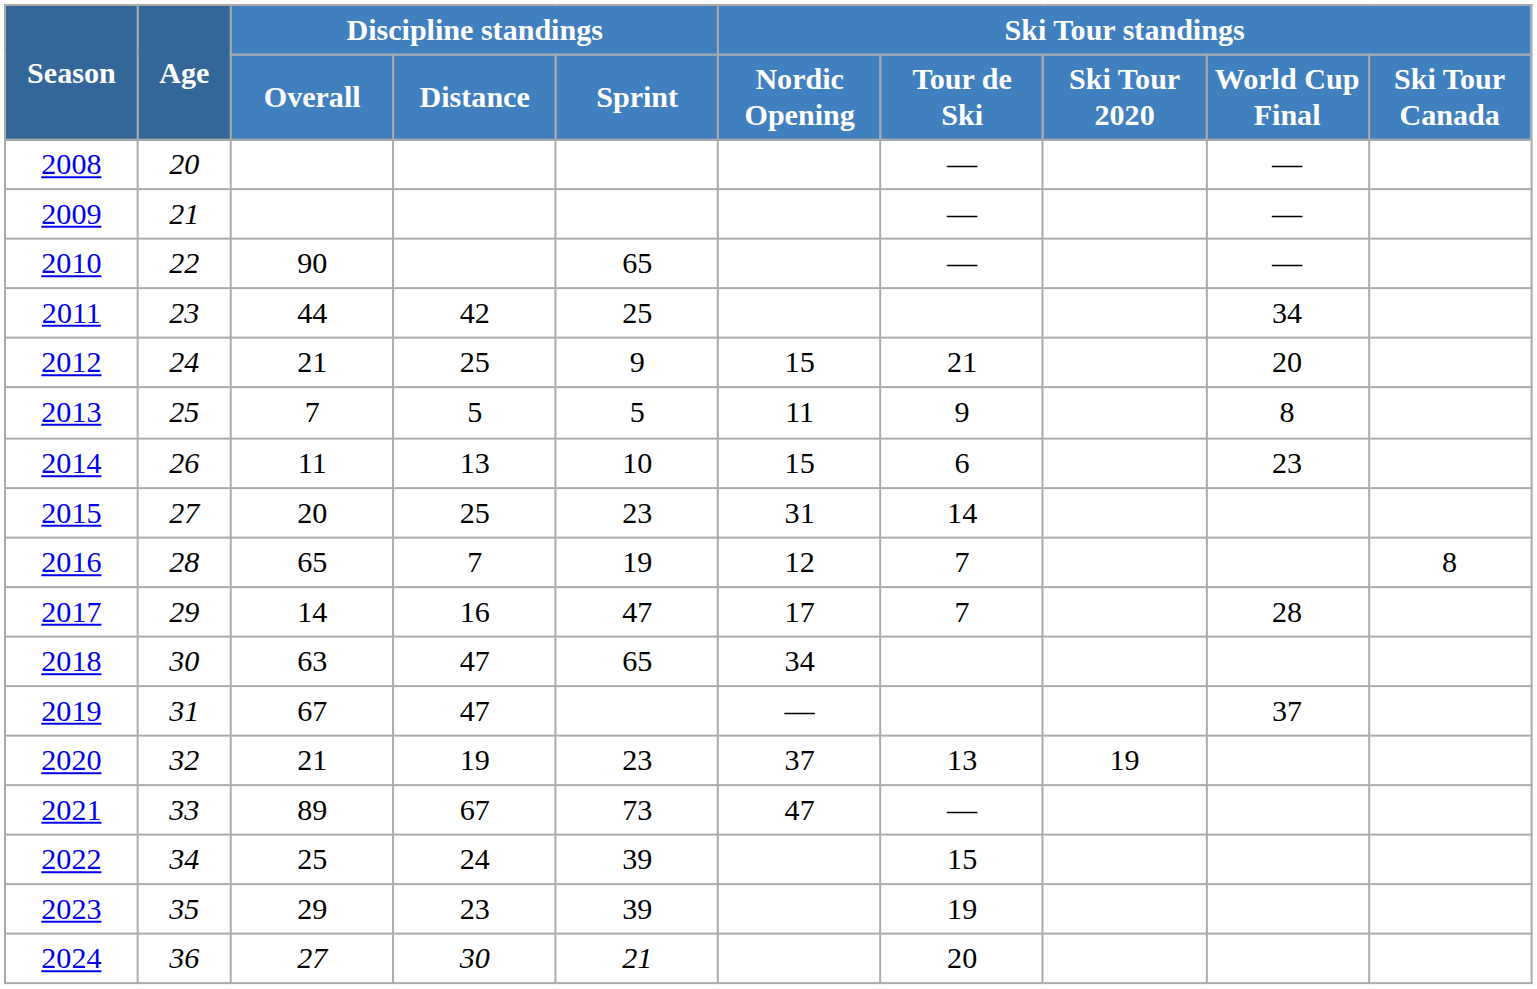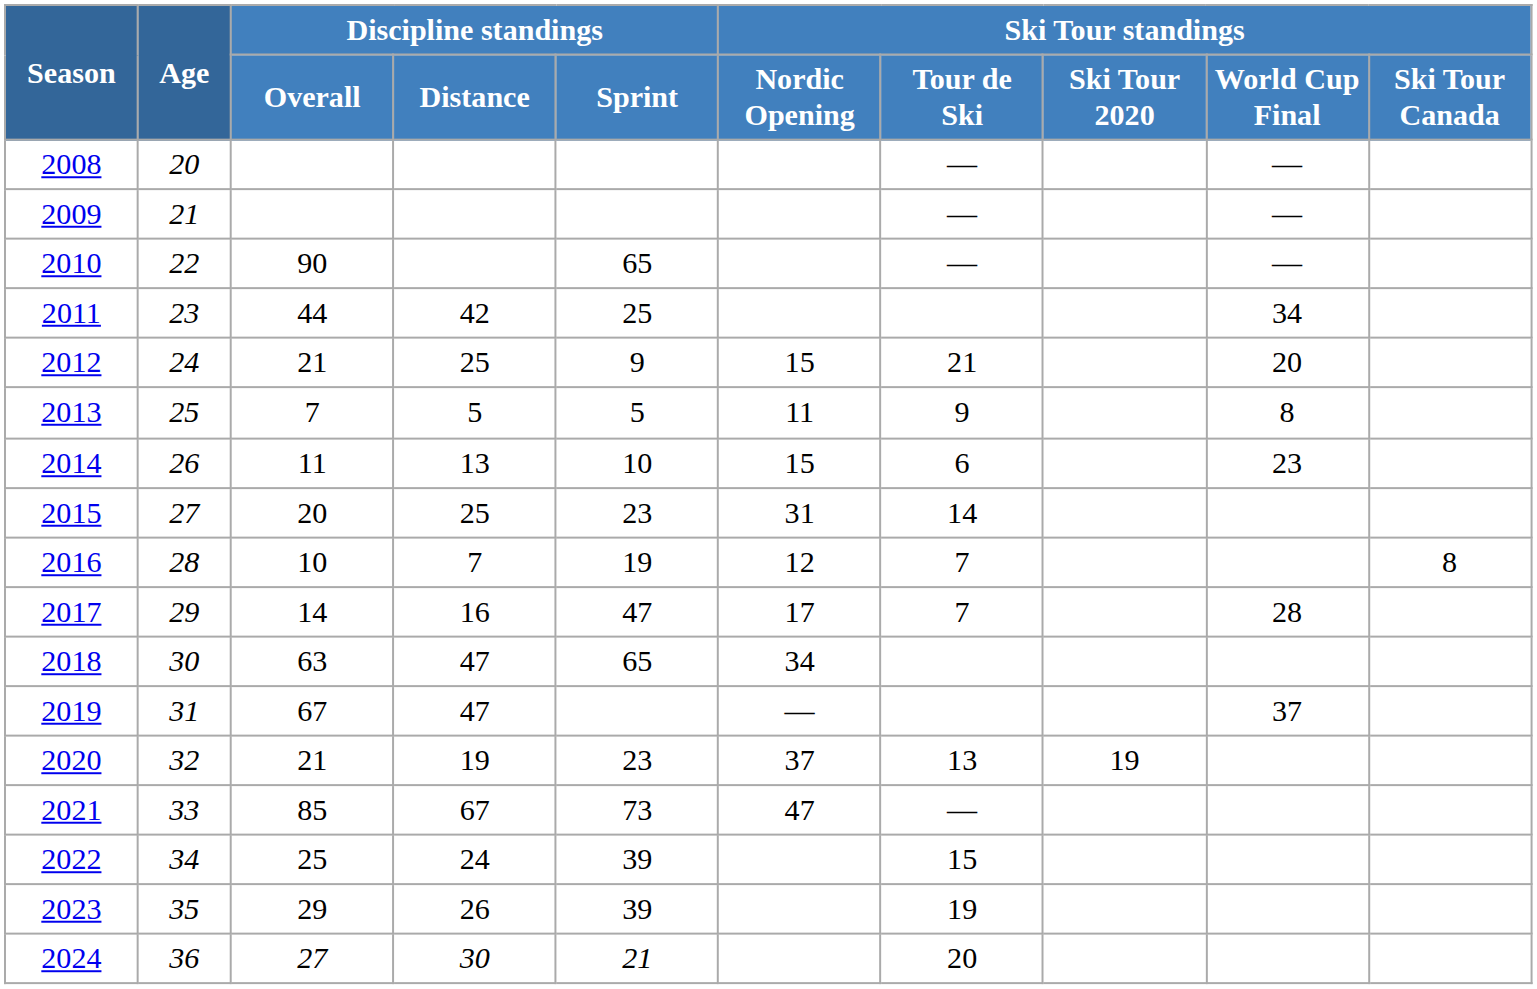(312, 561) 65 -> (312, 561) 10
(312, 809) 89 -> (312, 809) 85
(475, 908) 23 -> (475, 908) 26
